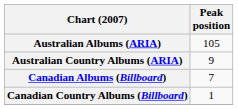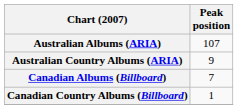(211, 43) 105 -> (211, 43) 107
